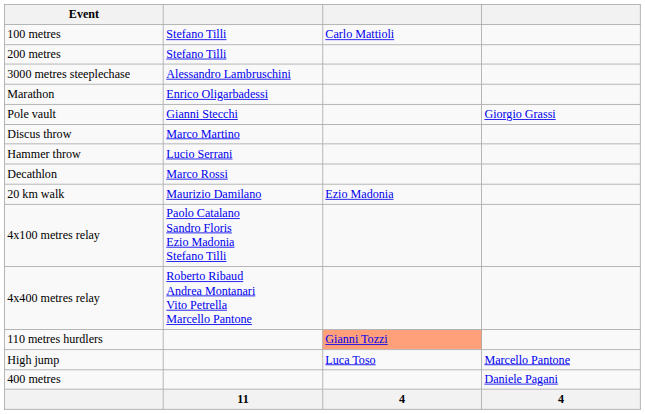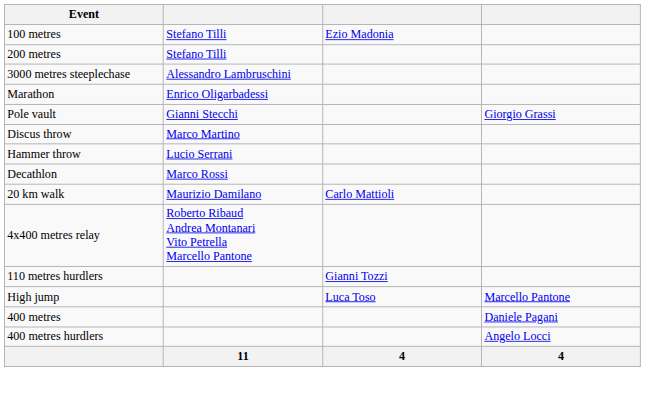(360, 34) Carlo Mattioli -> (359, 34) Ezio Madonia
(359, 194) Ezio Madonia -> (360, 194) Carlo Mattioli
- row: (54, 235)
(357, 339) lightsalmon background -> (357, 277) no background
+ row: (55, 337)
